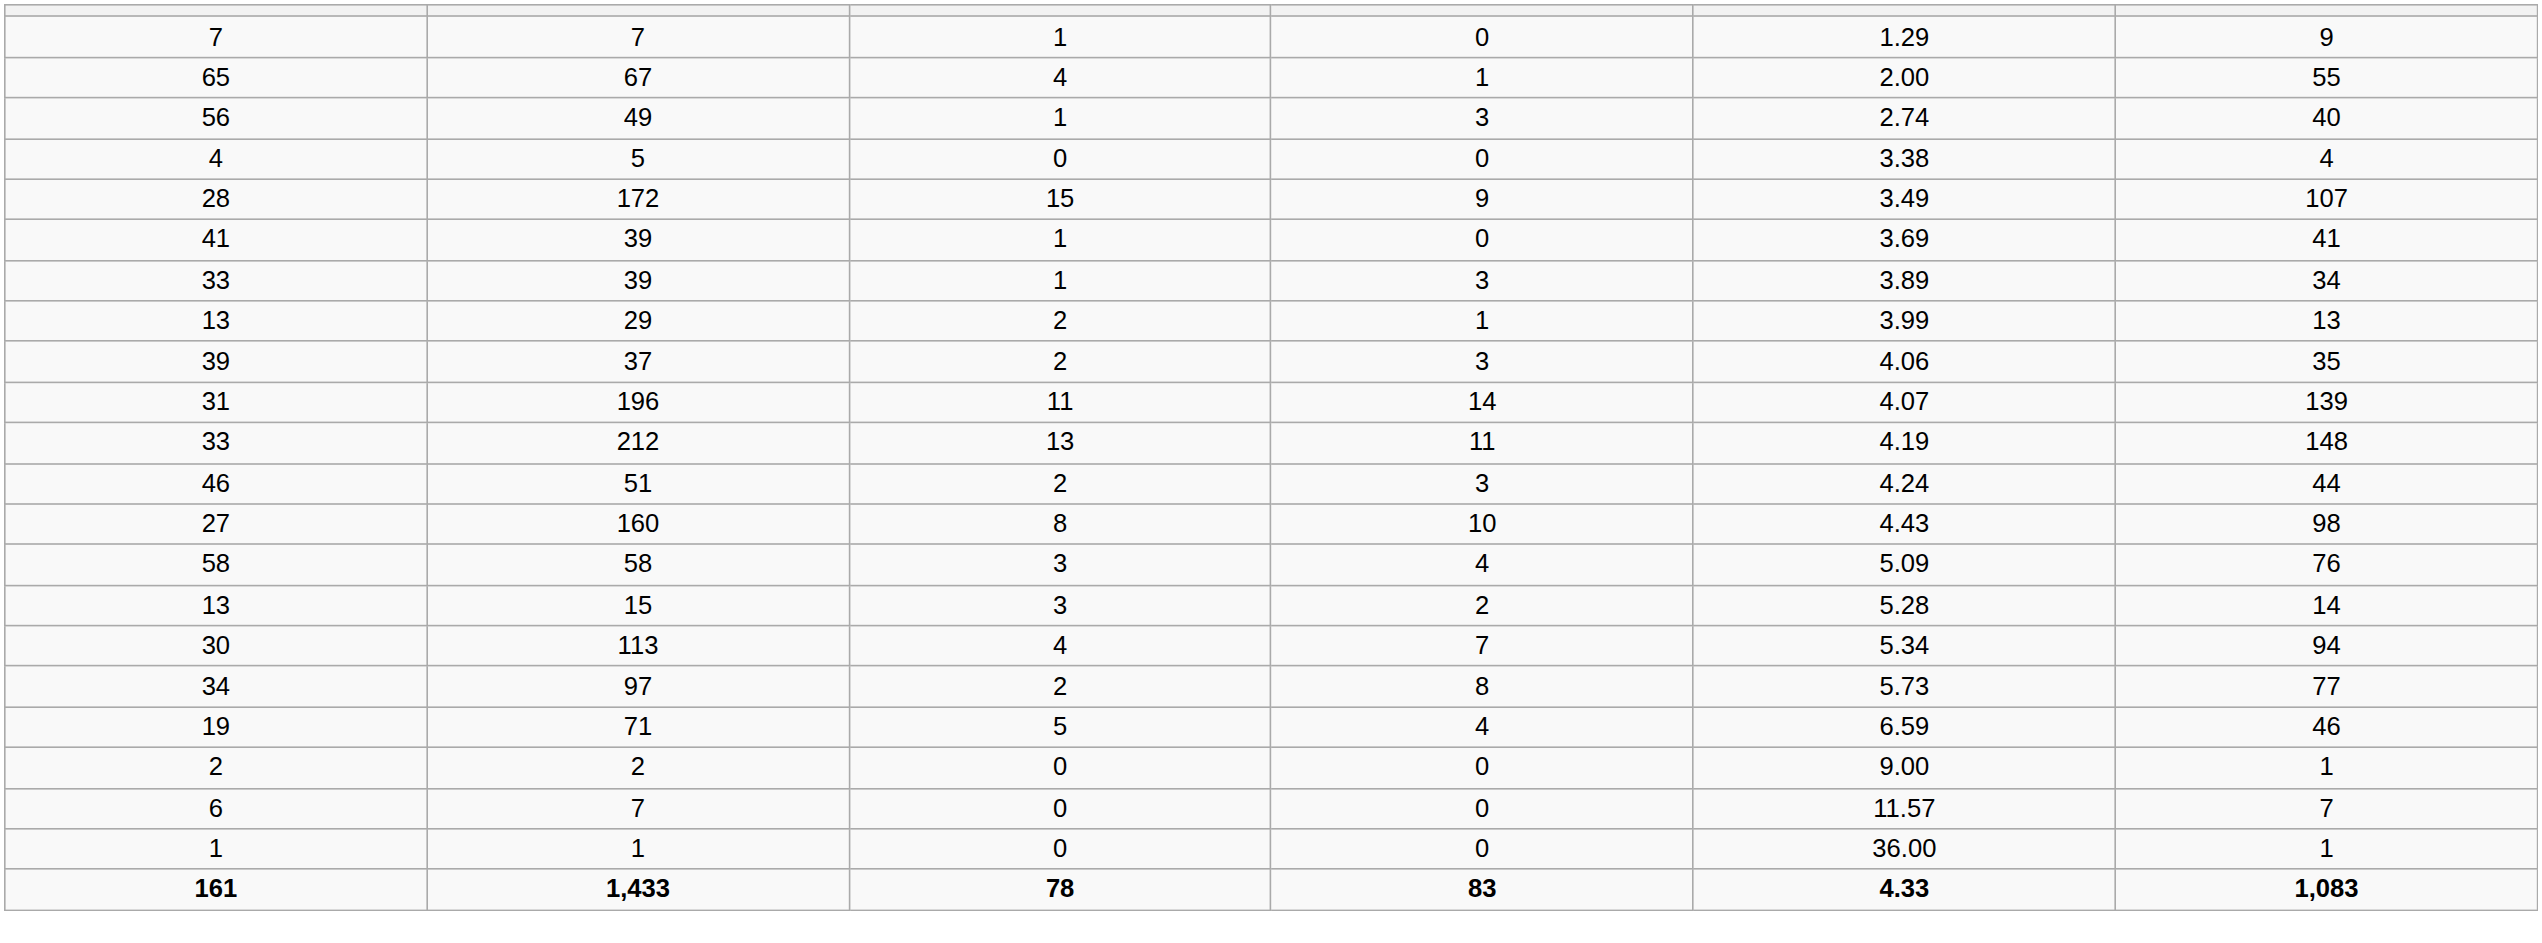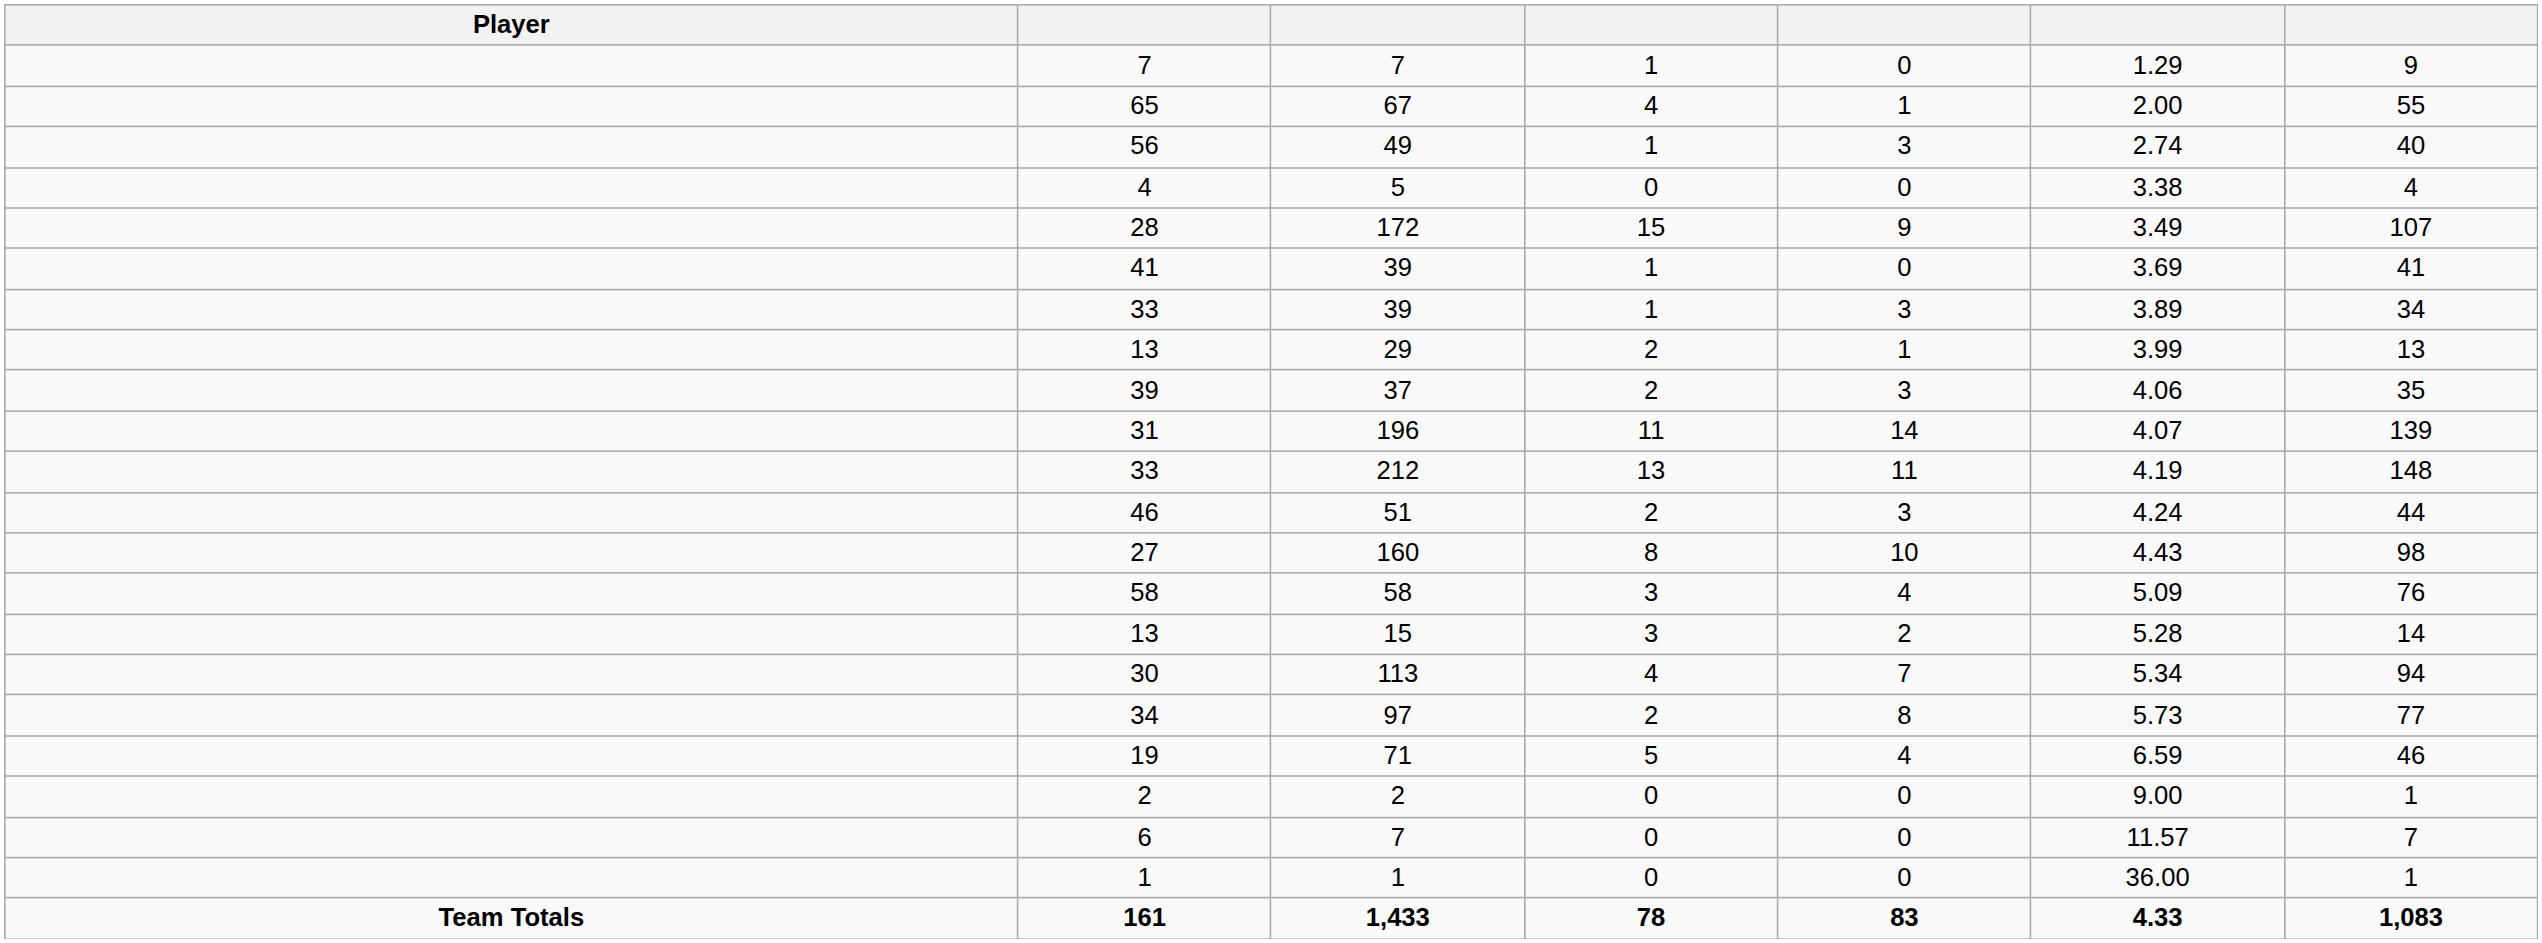+ column: (511, 24)
